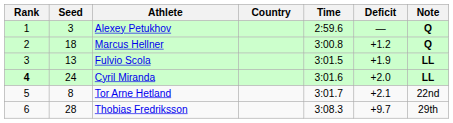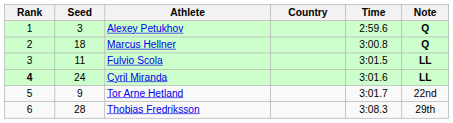- column: (381, 12)
(71, 61) 13 -> (80, 61) 11
(71, 93) 8 -> (80, 93) 9
